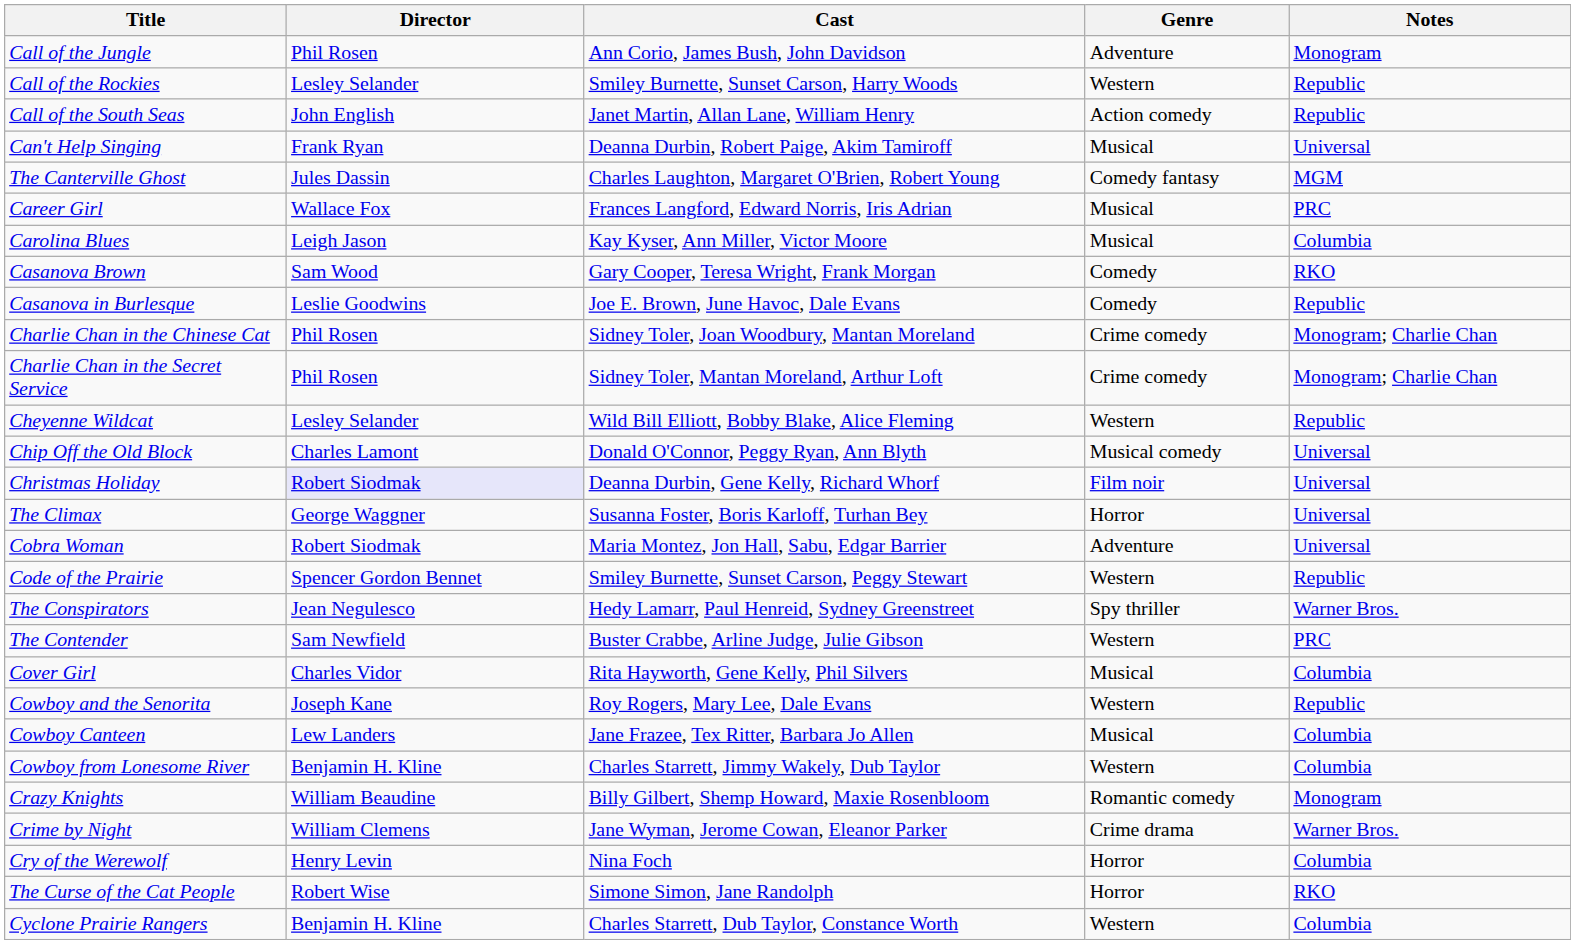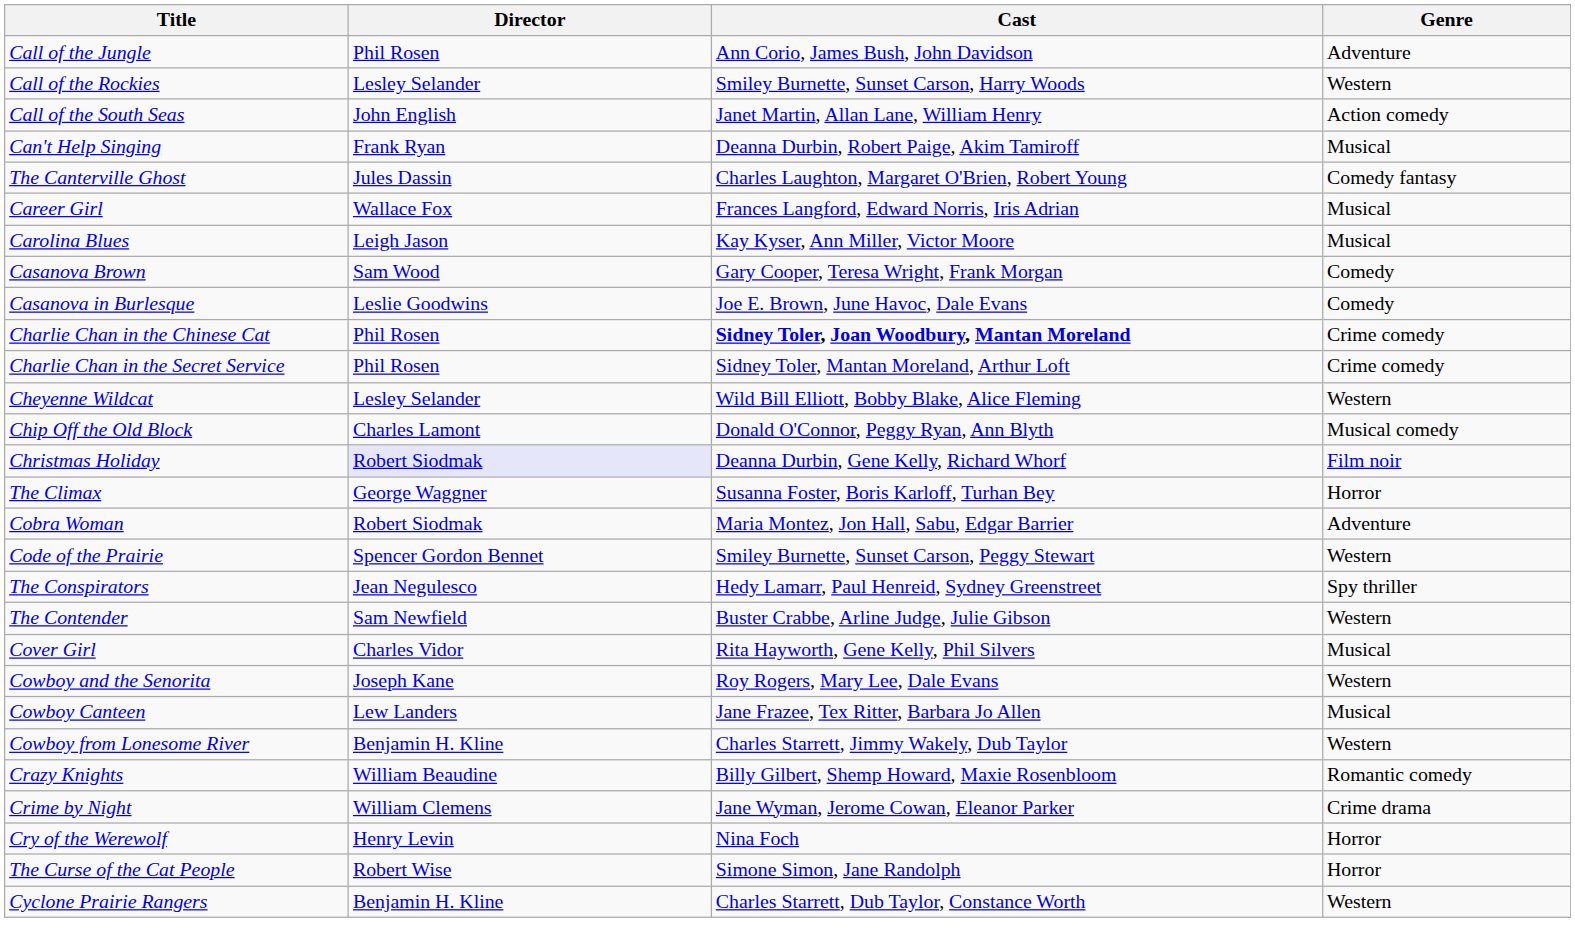- column: (1430, 20)
(782, 334) normal -> (923, 334) bold
